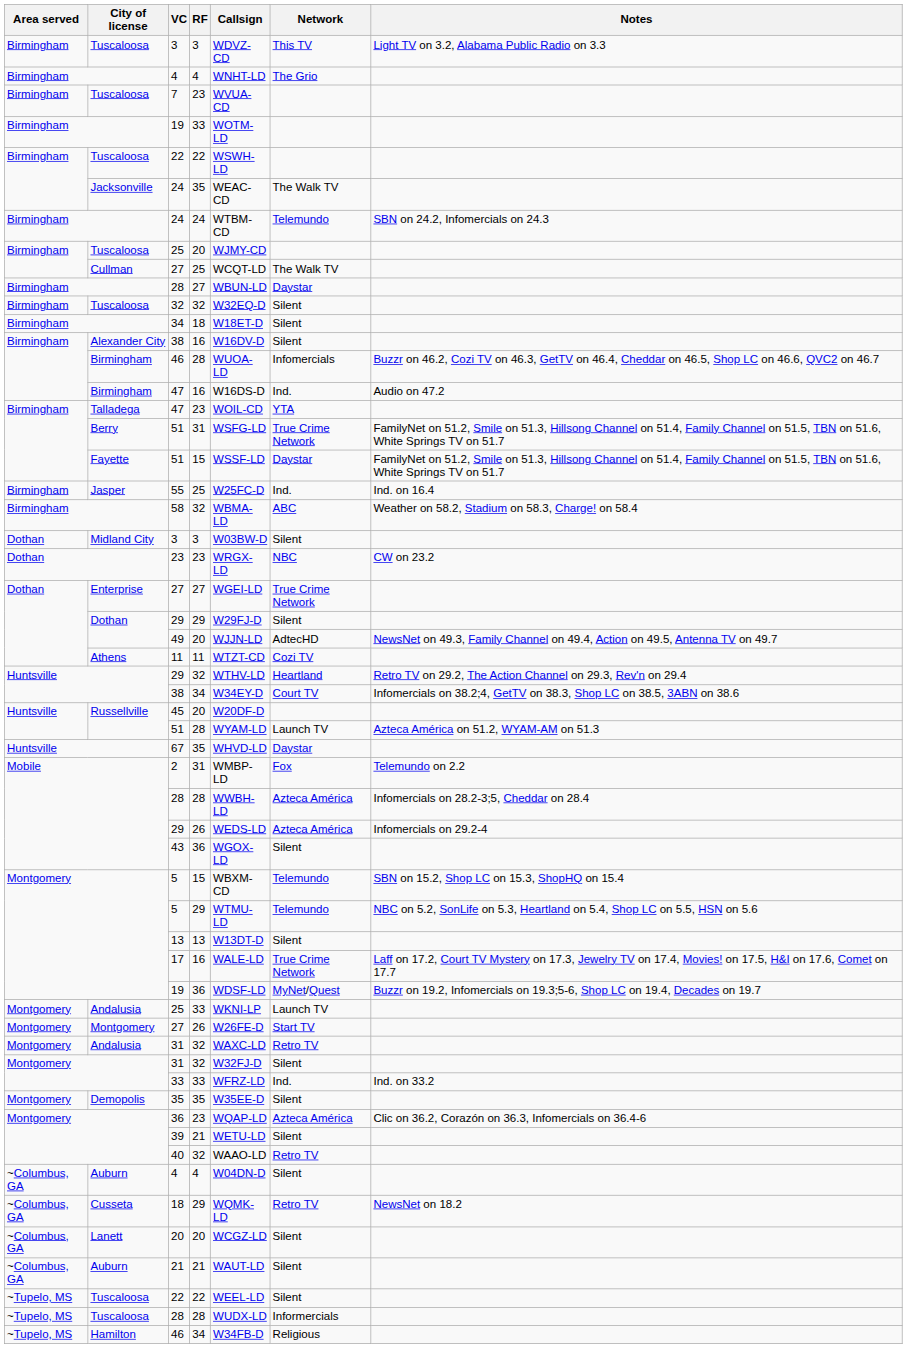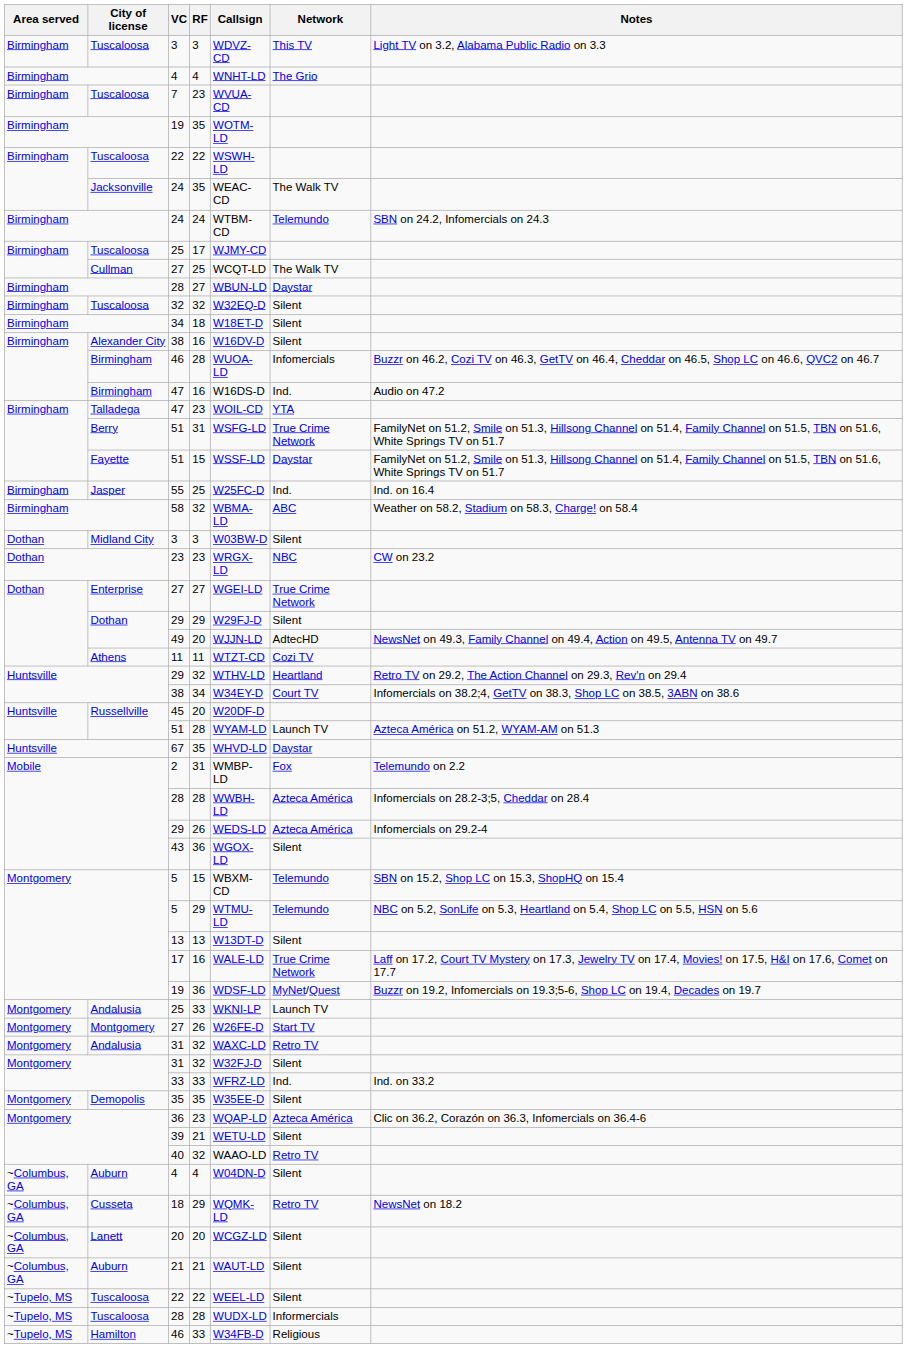(199, 125) 33 -> (199, 125) 35
(199, 250) 20 -> (199, 250) 17
(199, 1334) 34 -> (199, 1334) 33
